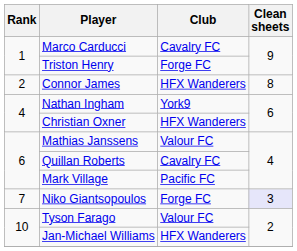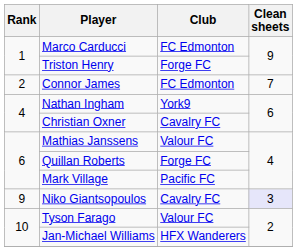(190, 46) Cavalry FC -> (197, 46) FC Edmonton
(203, 84) HFX Wanderers -> (197, 84) FC Edmonton
(270, 84) 8 -> (270, 84) 7
(203, 122) HFX Wanderers -> (190, 122) Cavalry FC
(190, 160) Cavalry FC -> (186, 160) Forge FC
(22, 198) 7 -> (22, 198) 9
(186, 198) Forge FC -> (190, 198) Cavalry FC
